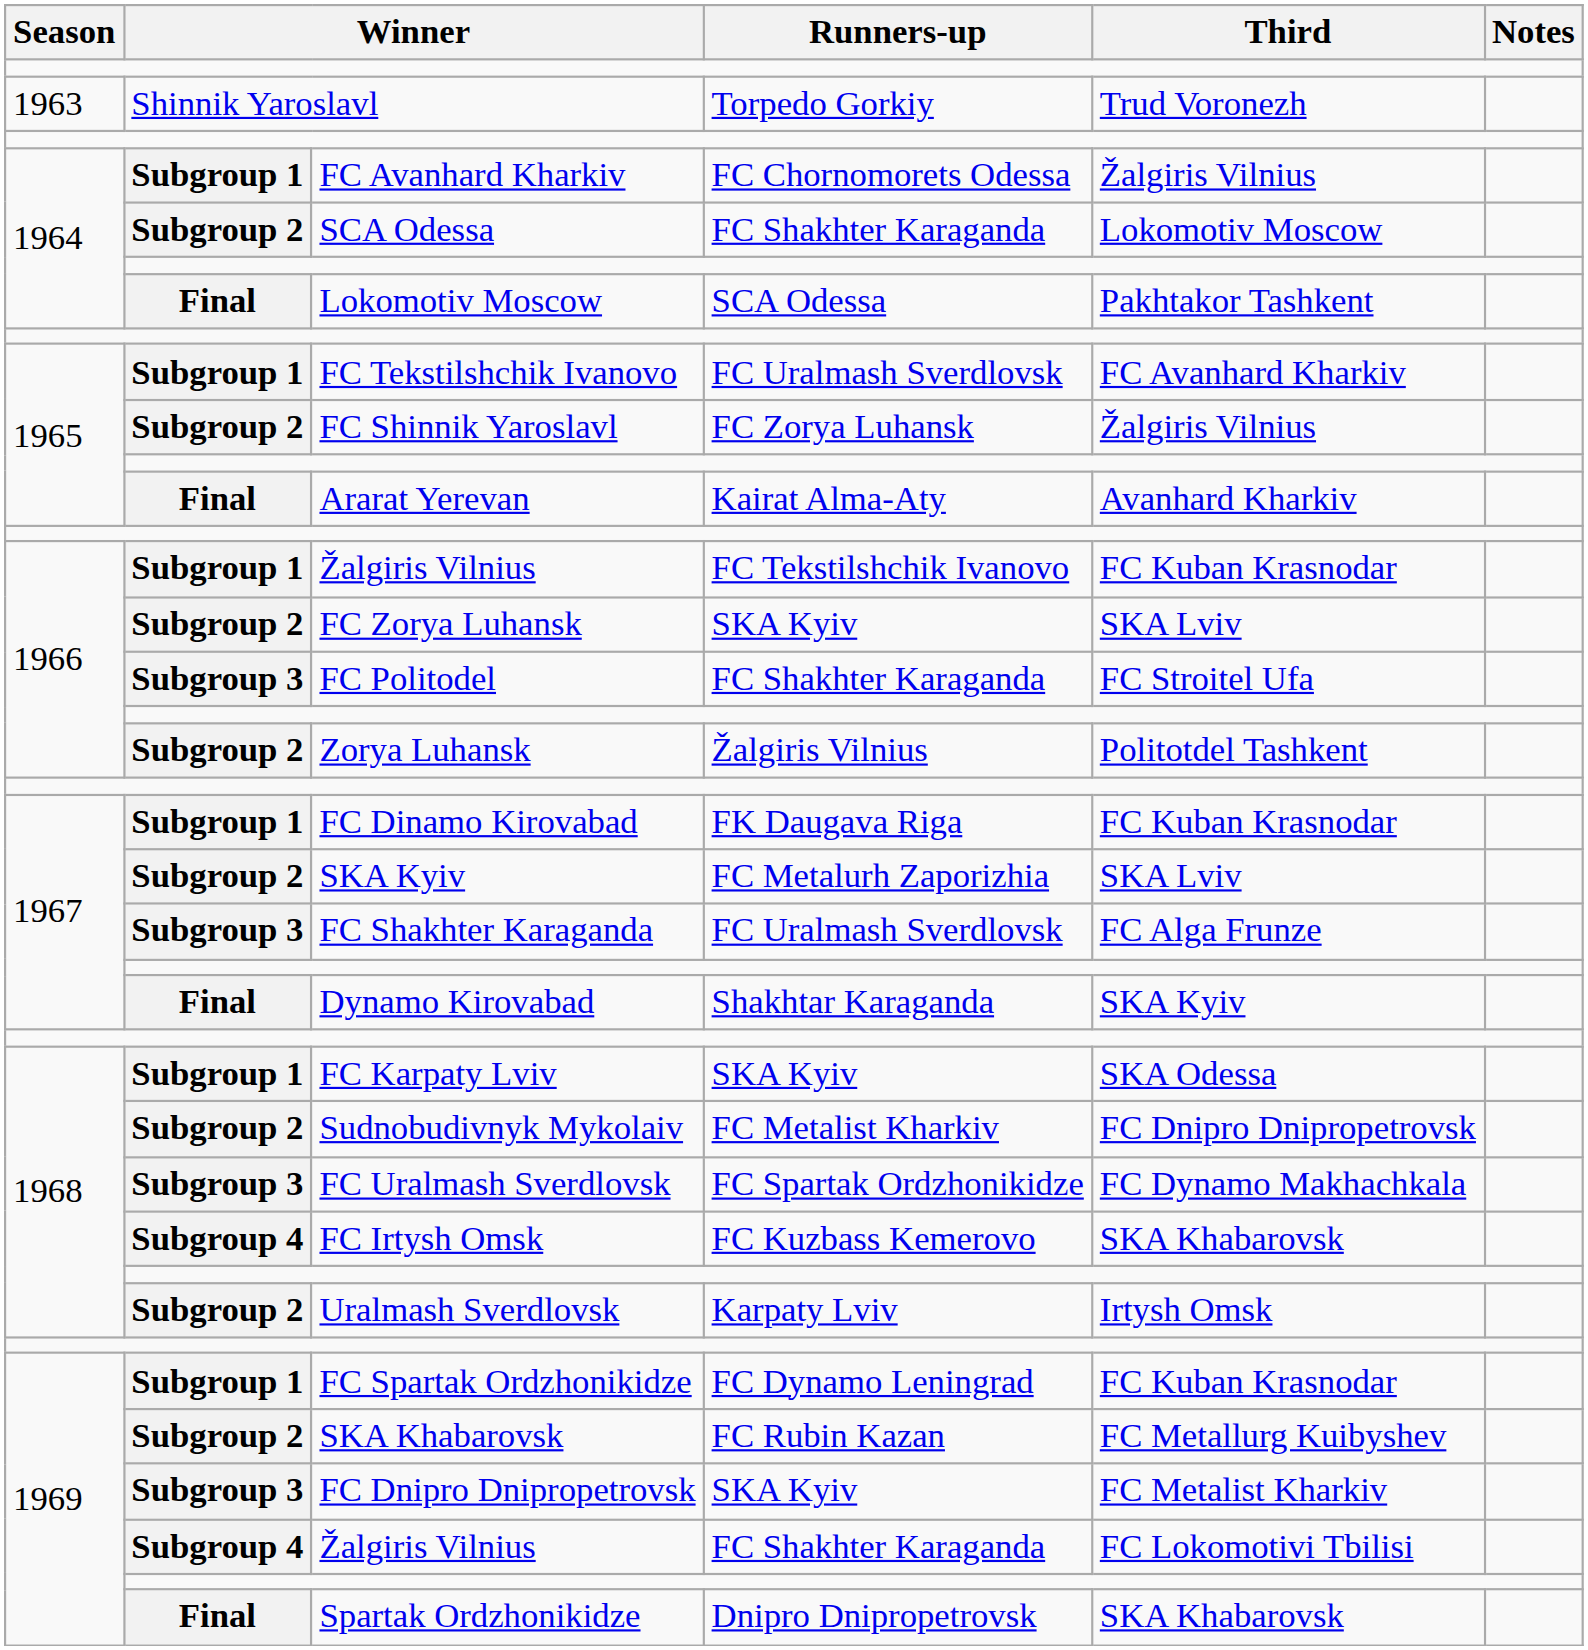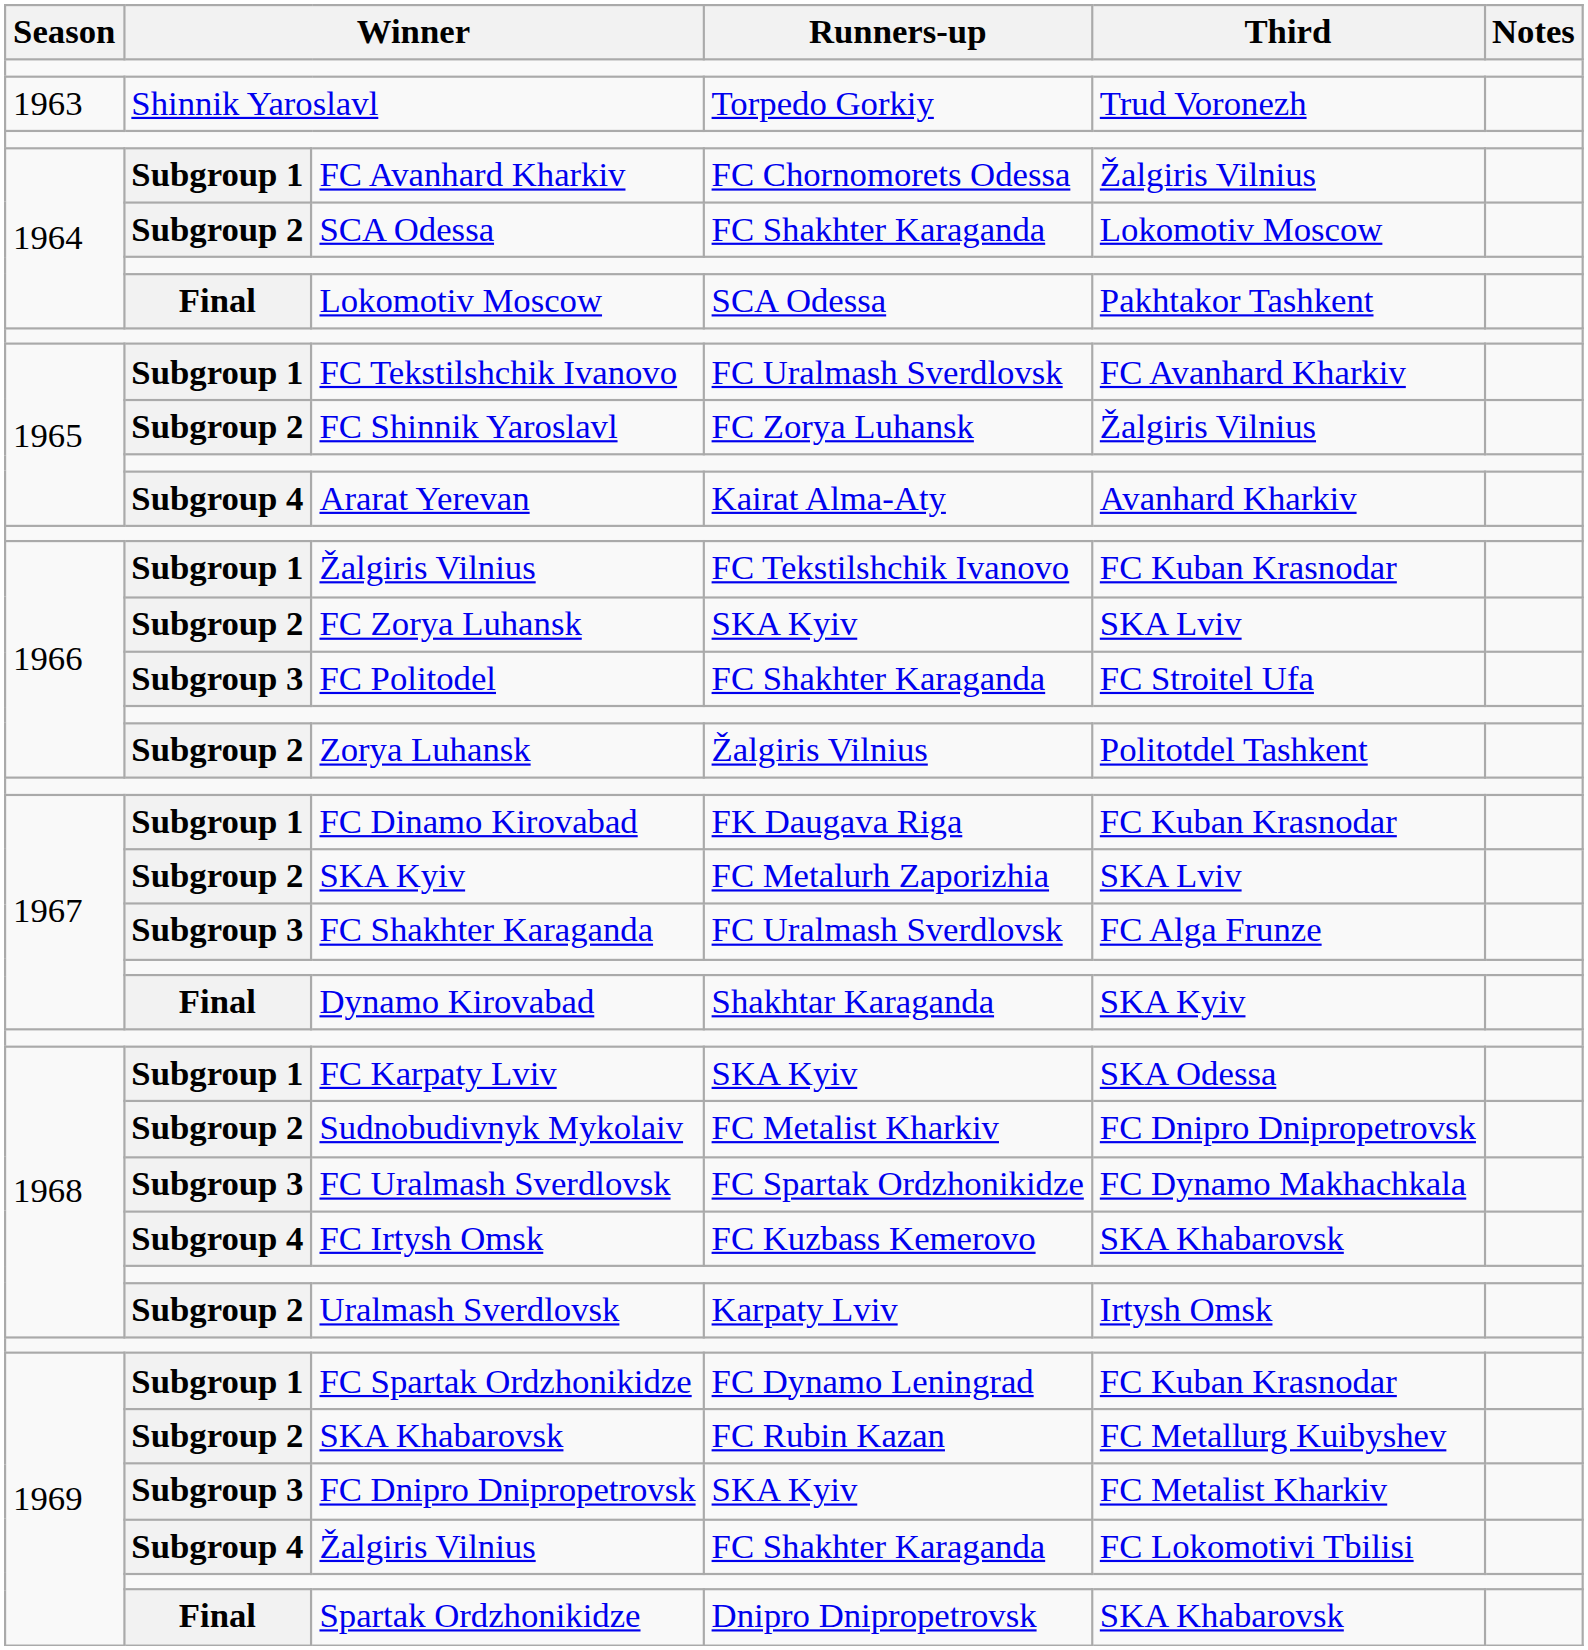(217, 497) Final -> (217, 497) Subgroup 4
